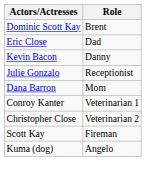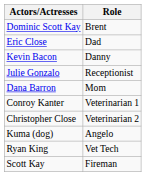rows swapped: (26, 133) <-> (30, 149)
+ row: (27, 149)
